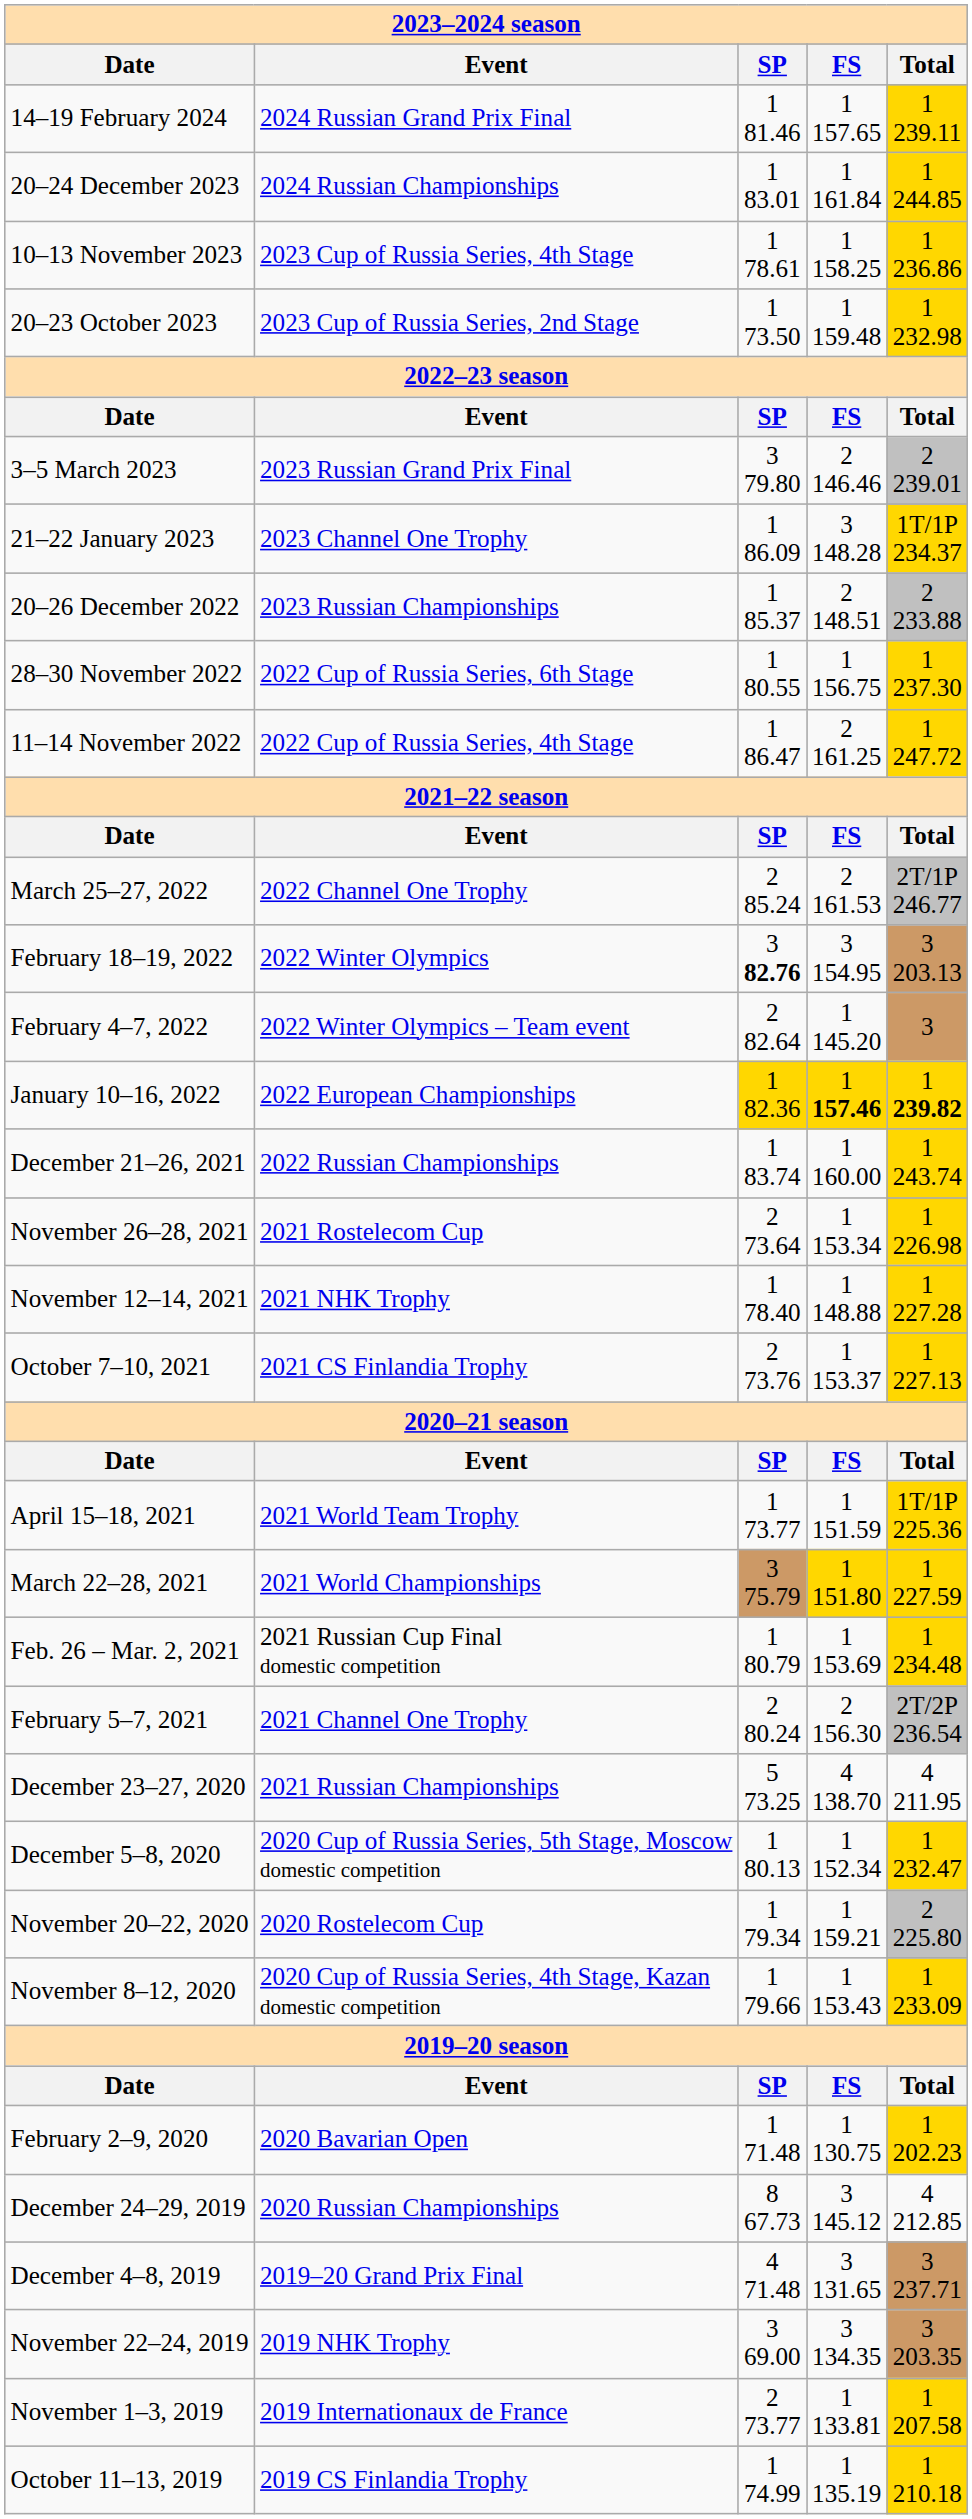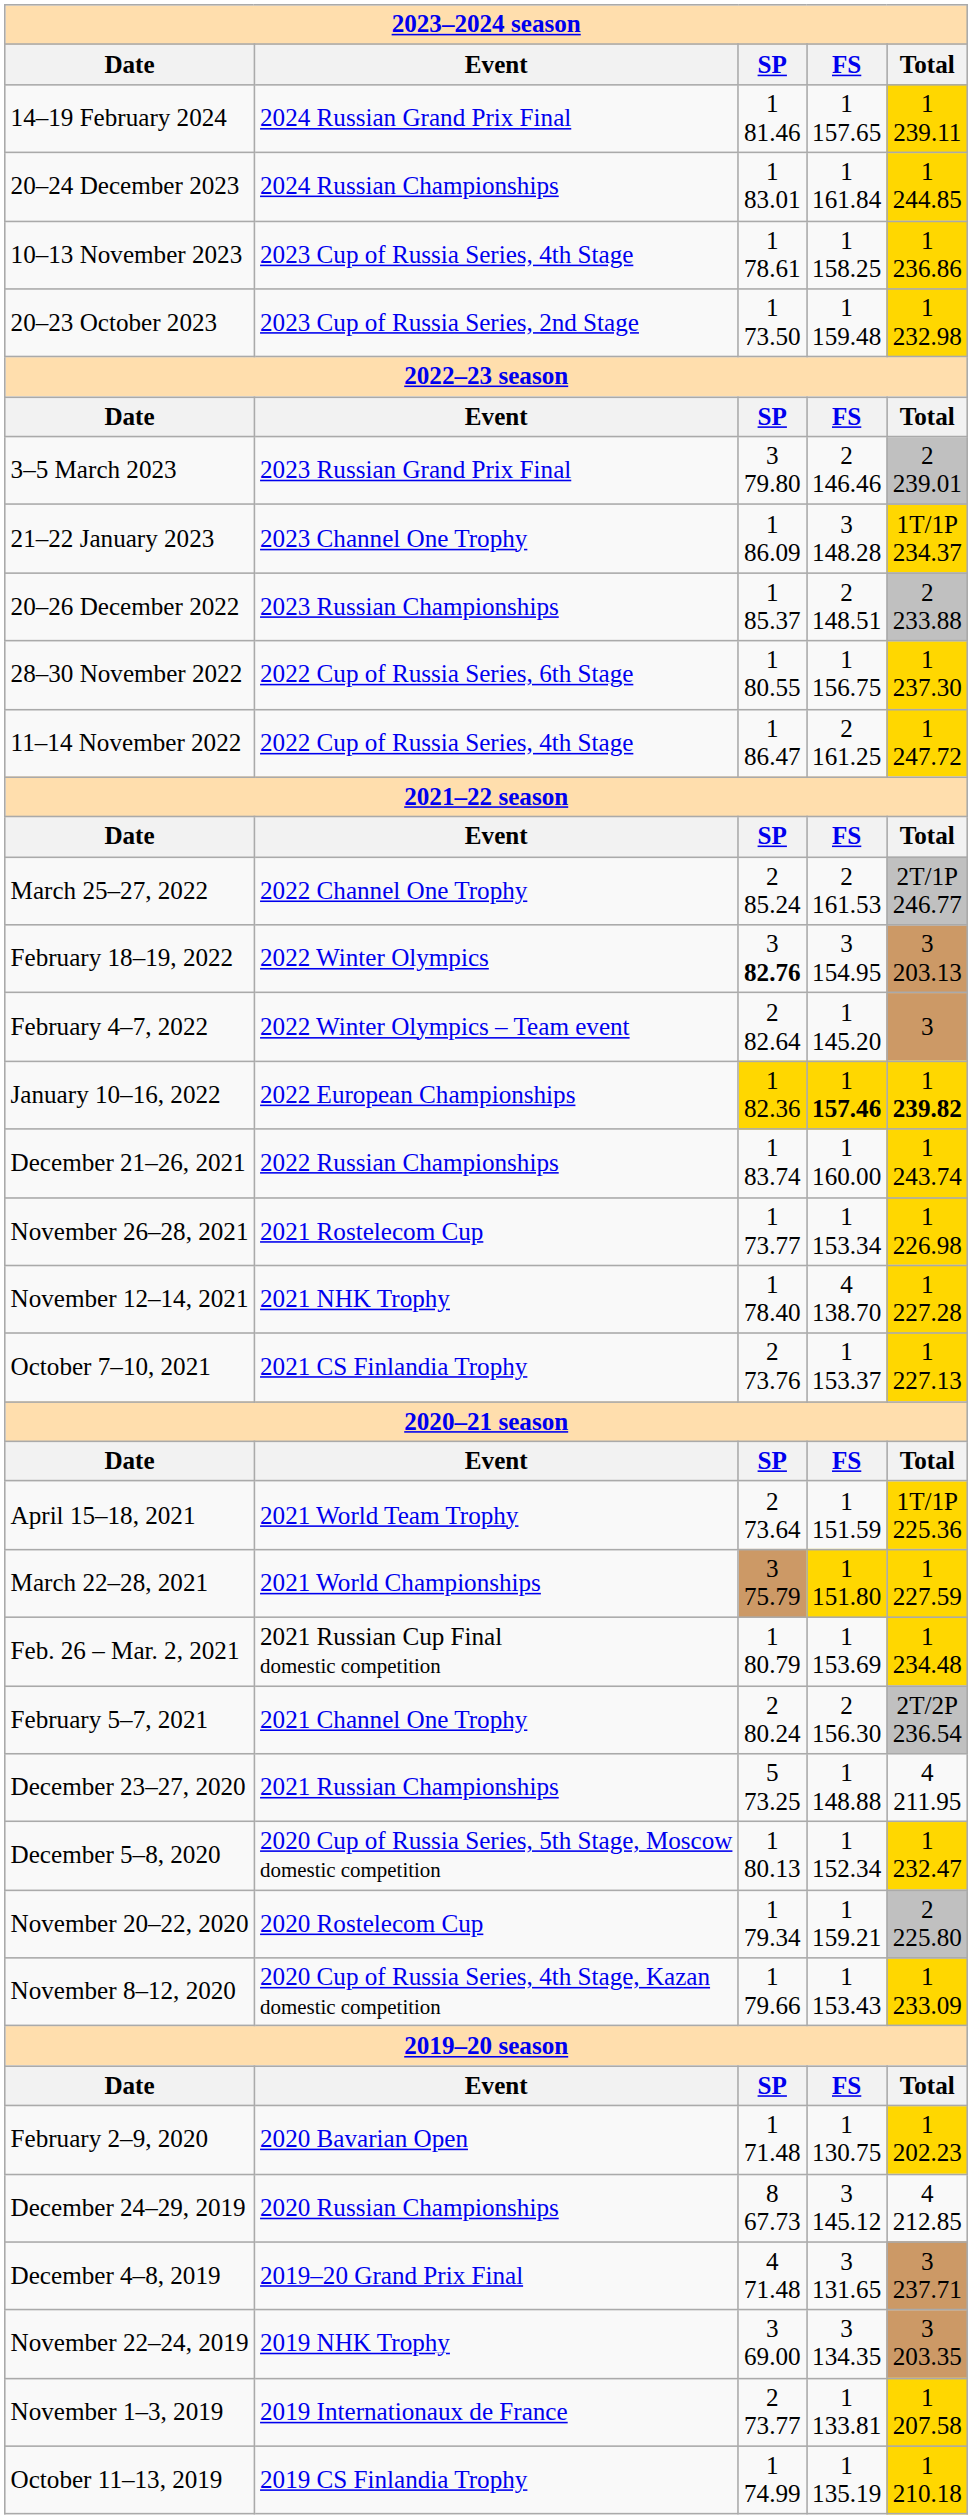(772, 1230) 2 73.64 -> (772, 1230) 1 73.77
(847, 1299) 1 148.88 -> (847, 1299) 4 138.70
(772, 1514) 1 73.77 -> (772, 1514) 2 73.64
(847, 1787) 4 138.70 -> (847, 1787) 1 148.88
